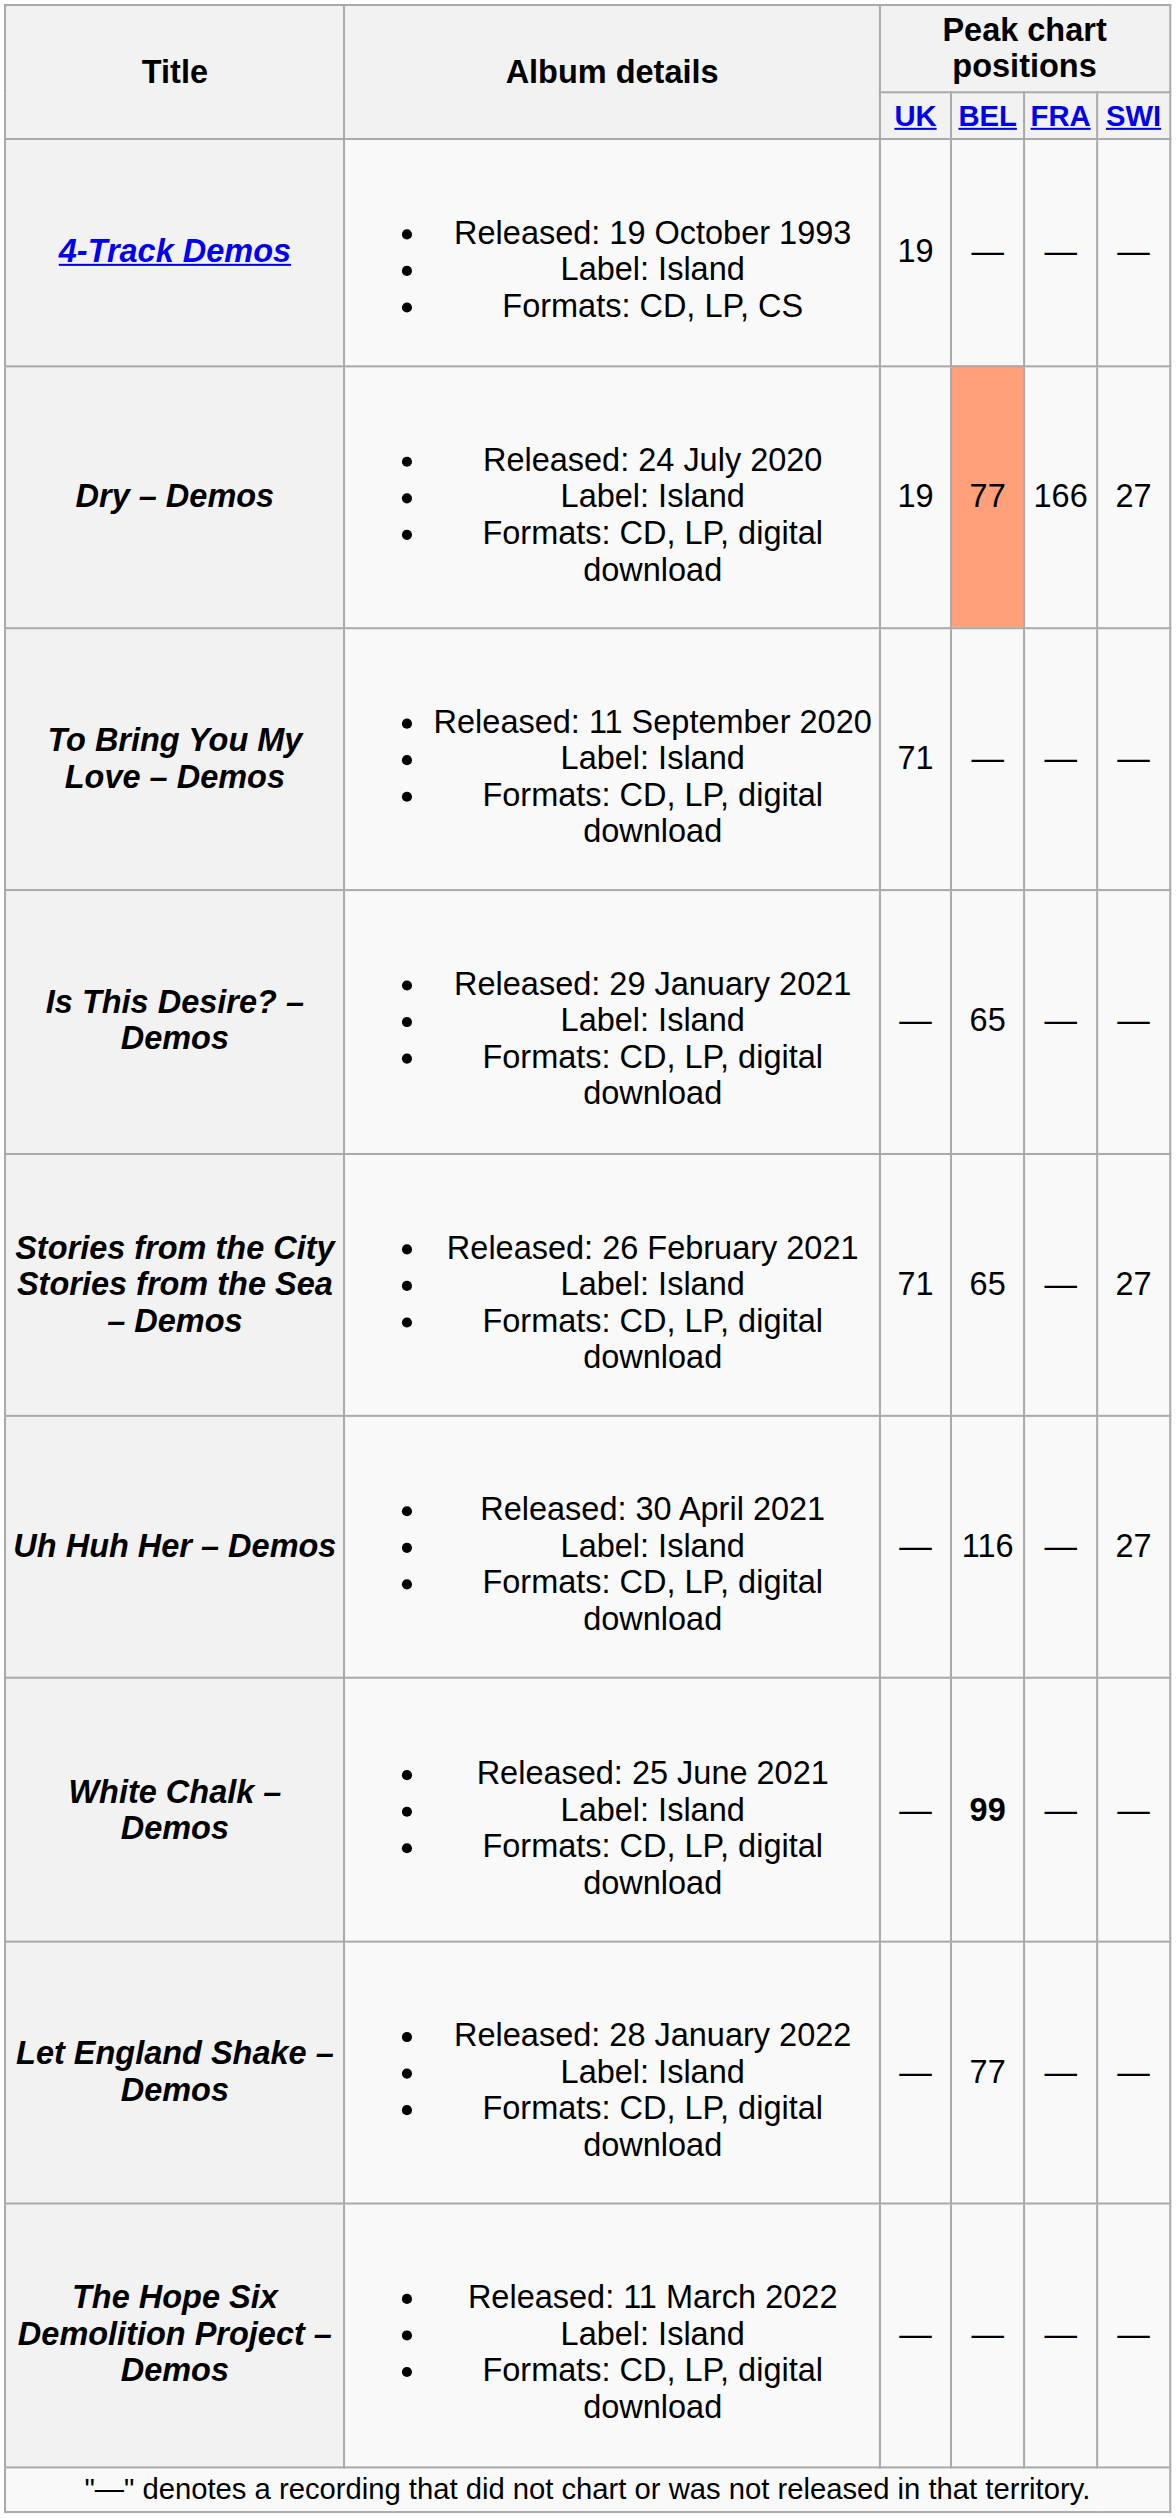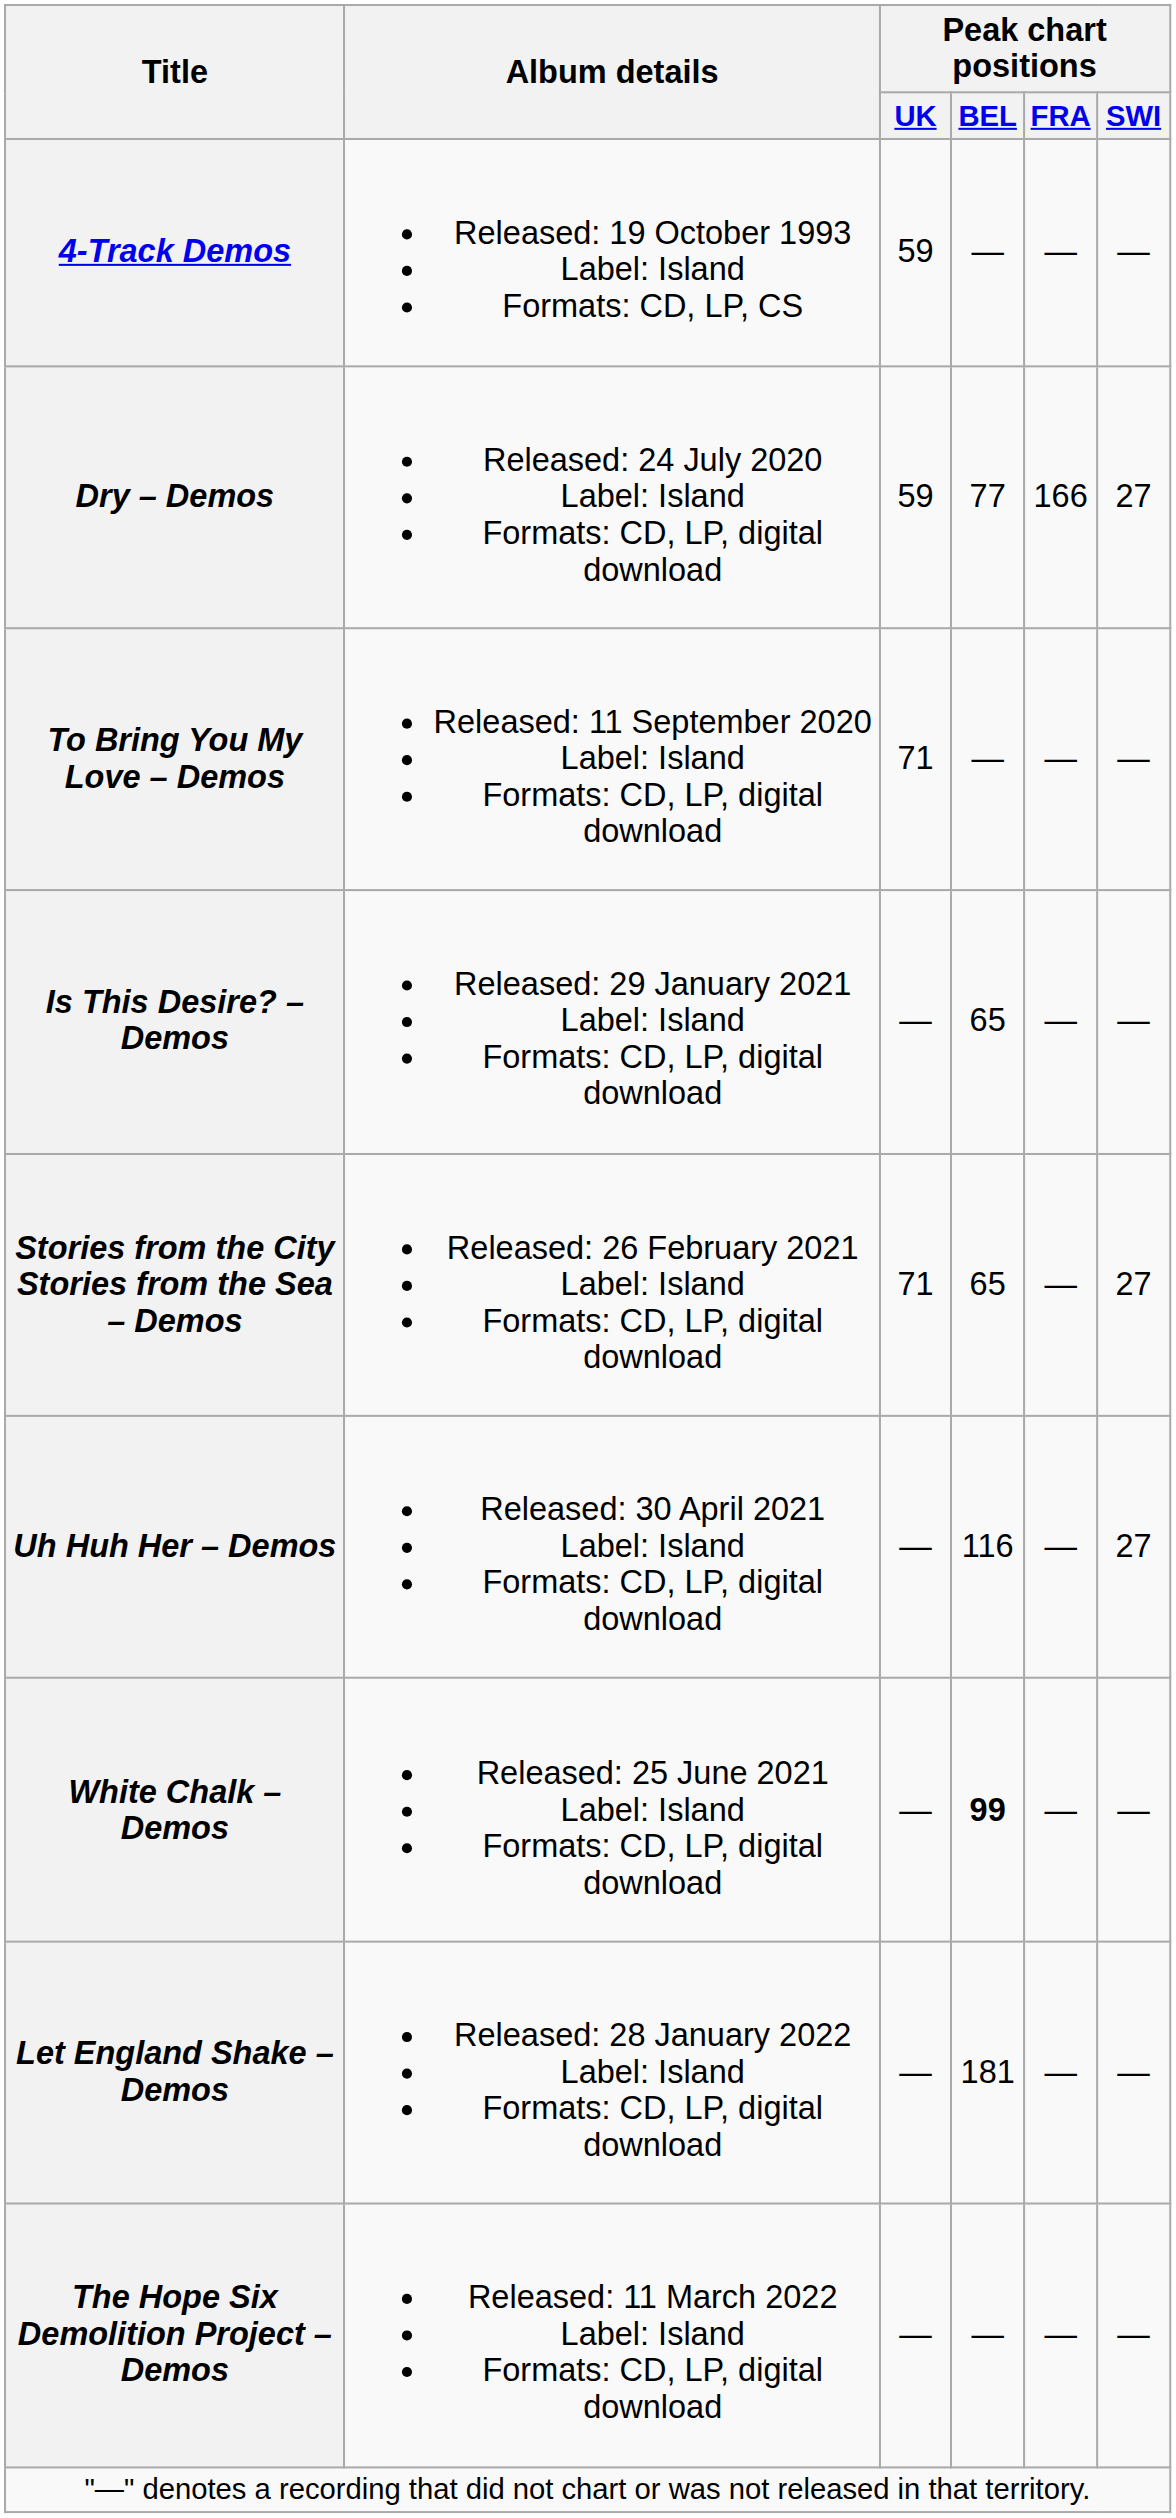(916, 251) 19 -> (916, 251) 59
(916, 496) 19 -> (916, 496) 59
(988, 496) lightsalmon background -> (988, 496) no background
(988, 2071) 77 -> (988, 2071) 181
